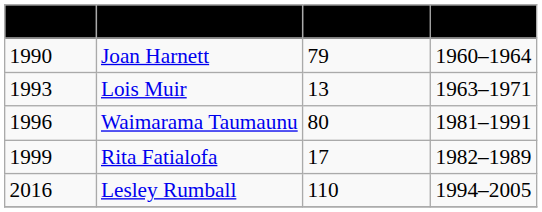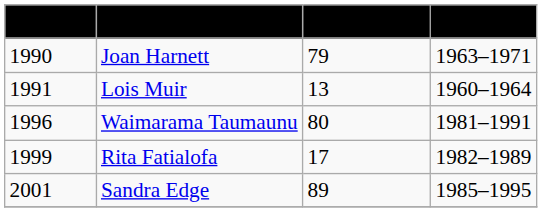(483, 55) 1960–1964 -> (483, 55) 1963–1971
(31, 88) 1993 -> (31, 88) 1991
(483, 88) 1963–1971 -> (483, 88) 1960–1964
+ row: (155, 190)
- row: (169, 190)
